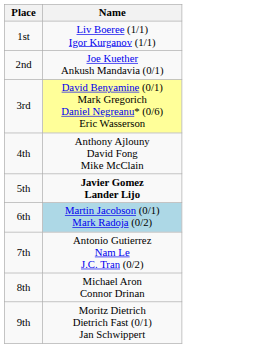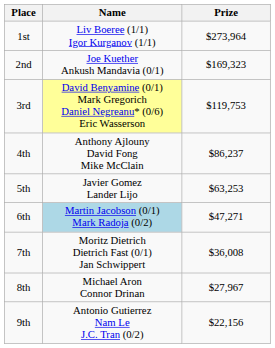+ column: (226, 13)
(112, 188) bold -> (112, 188) normal
(112, 252) Antonio Gutierrez Nam Le J.C. Tran (0/2) -> (112, 252) Moritz Dietrich Dietrich Fast (0/1) Jan Schwippert
(112, 322) Moritz Dietrich Dietrich Fast (0/1) Jan Schwippert -> (112, 322) Antonio Gutierrez Nam Le J.C. Tran (0/2)
